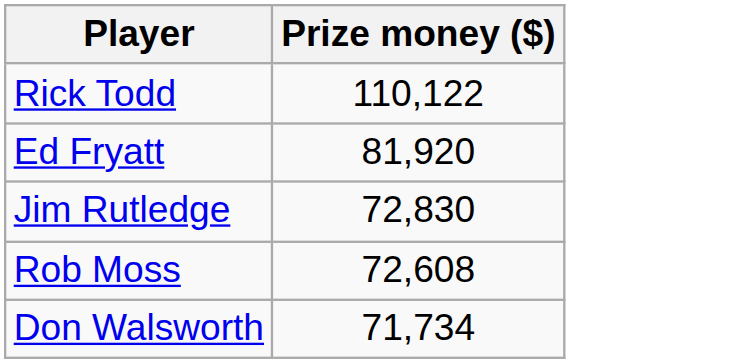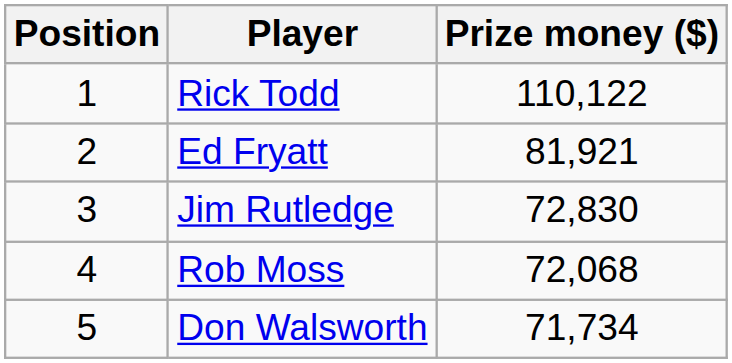+ column: (87, 33)
(418, 151) 81,920 -> (582, 151) 81,921
(418, 269) 72,608 -> (582, 269) 72,068
